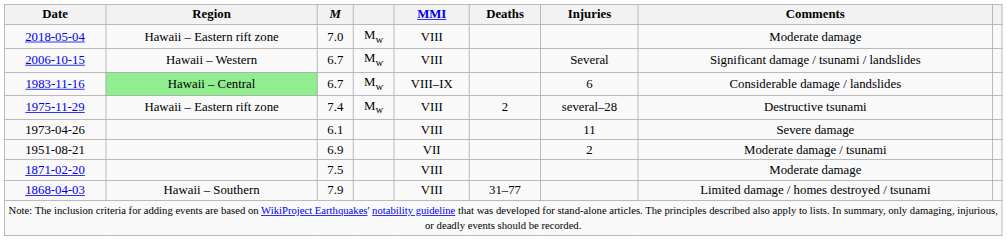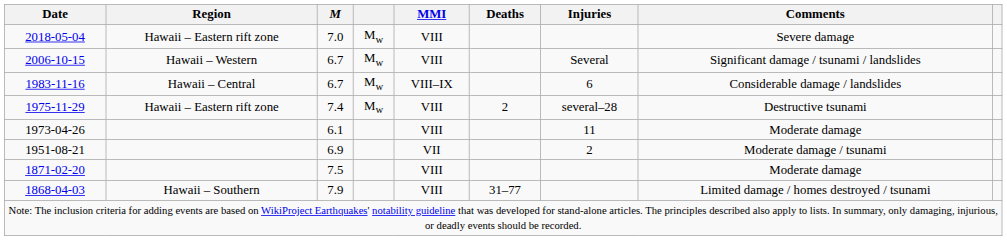(815, 36) Moderate damage -> (815, 36) Severe damage
(212, 83) lightgreen background -> (212, 83) no background
(815, 129) Severe damage -> (815, 129) Moderate damage
